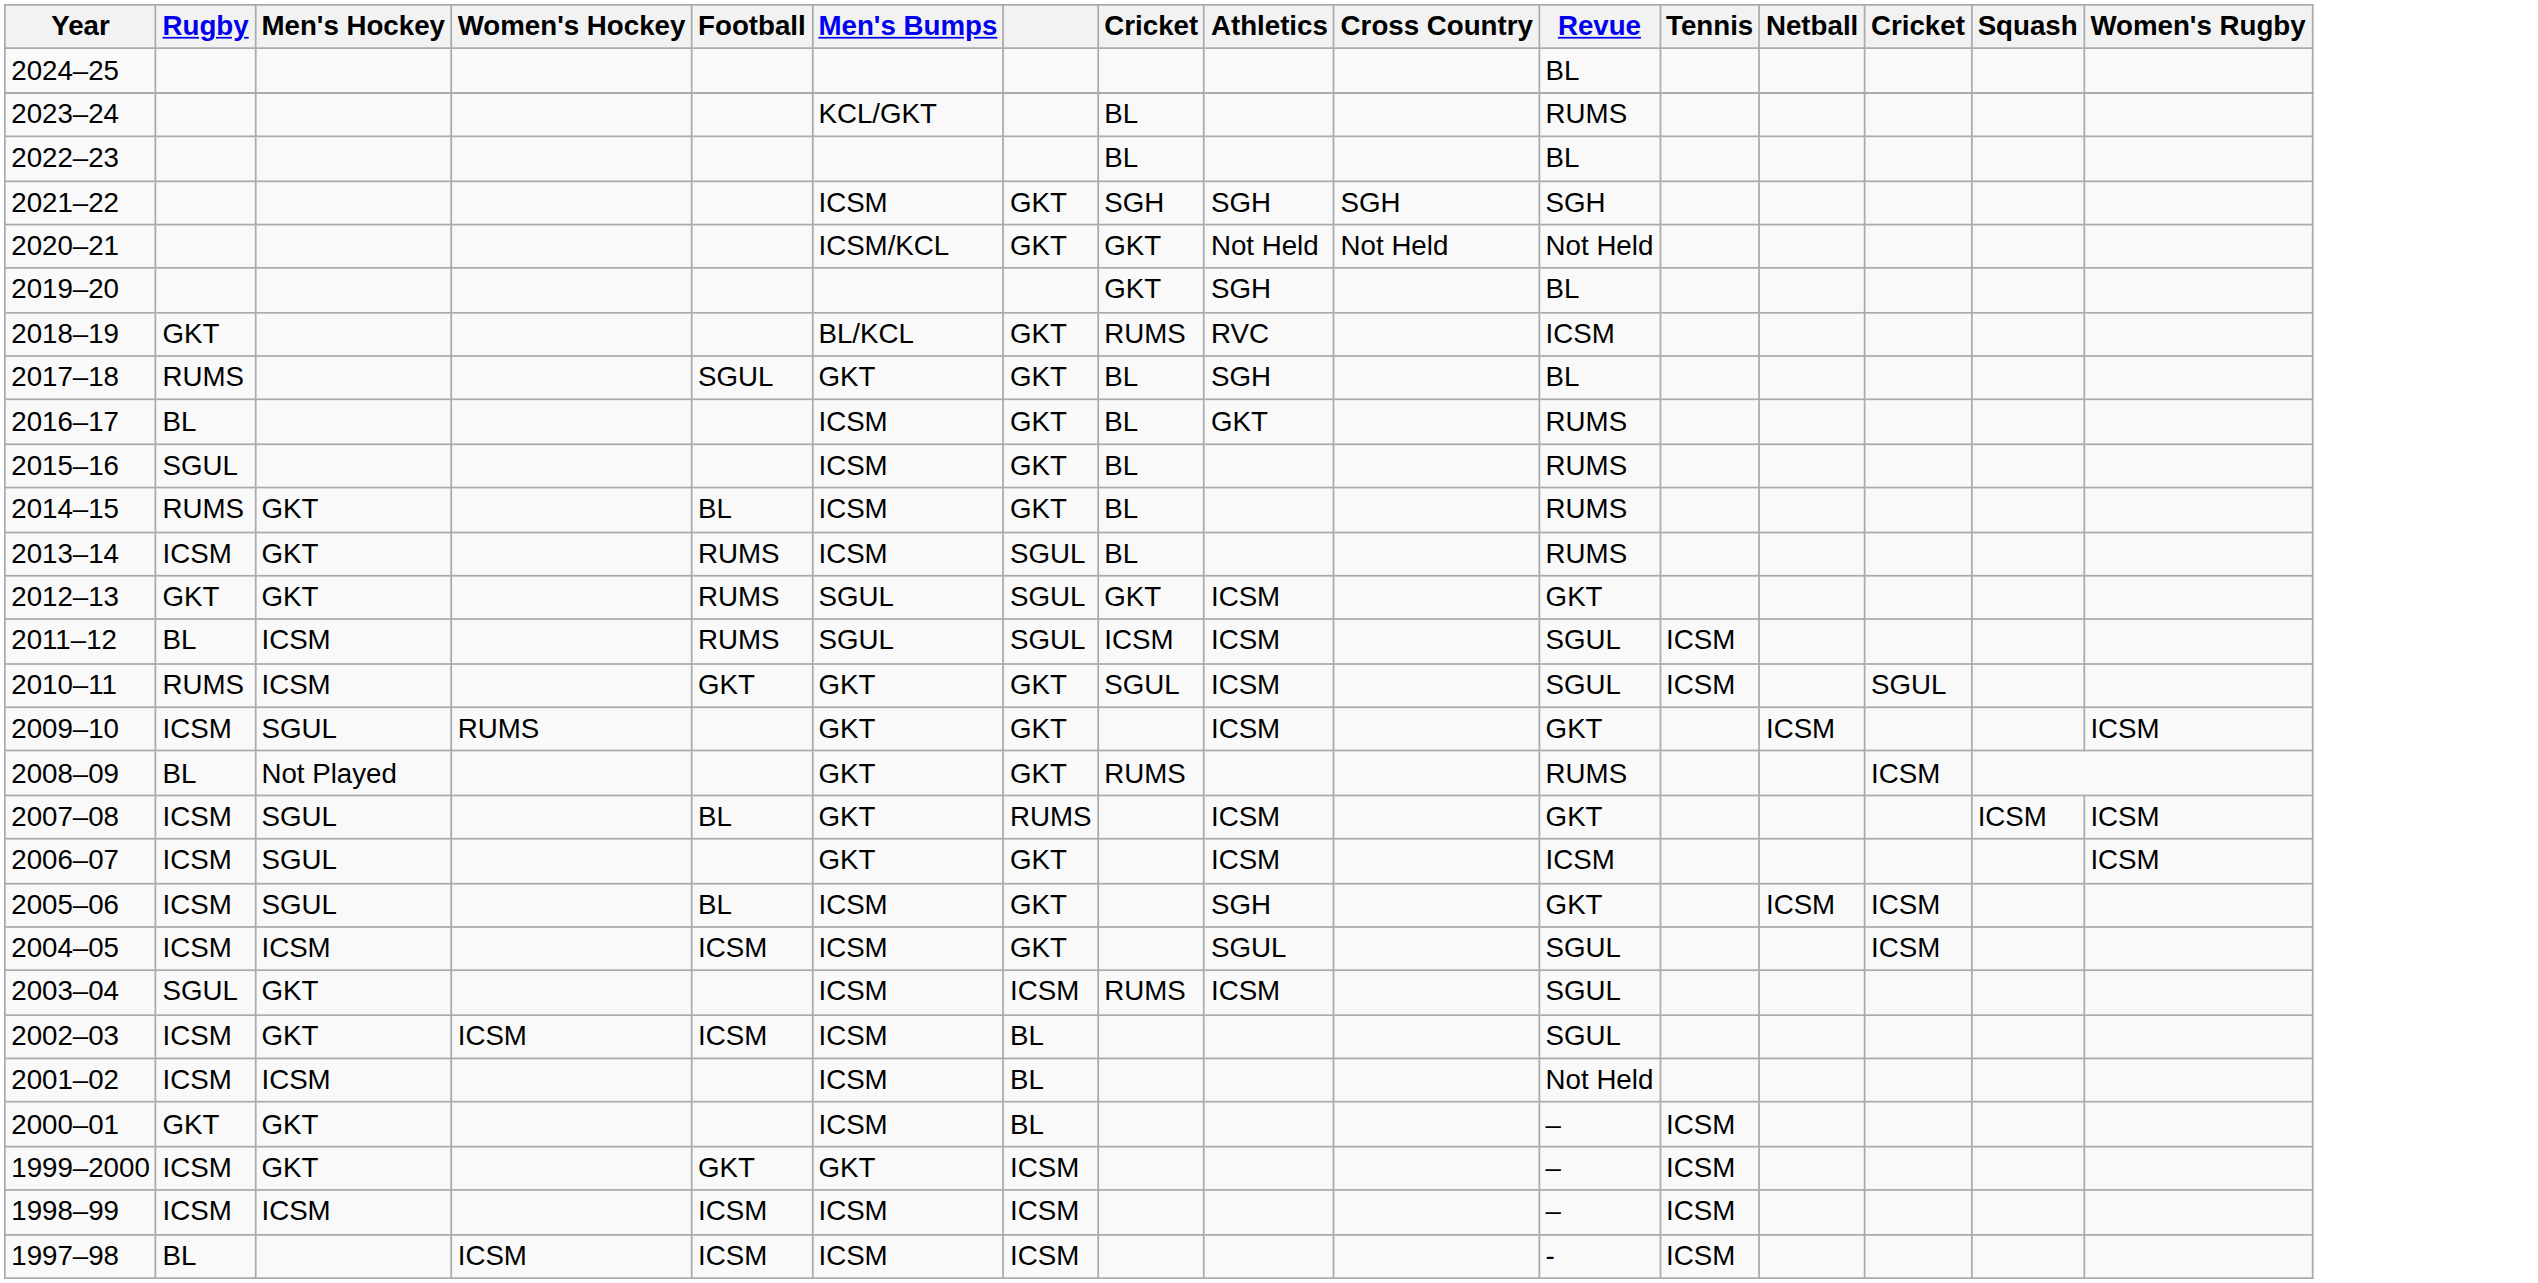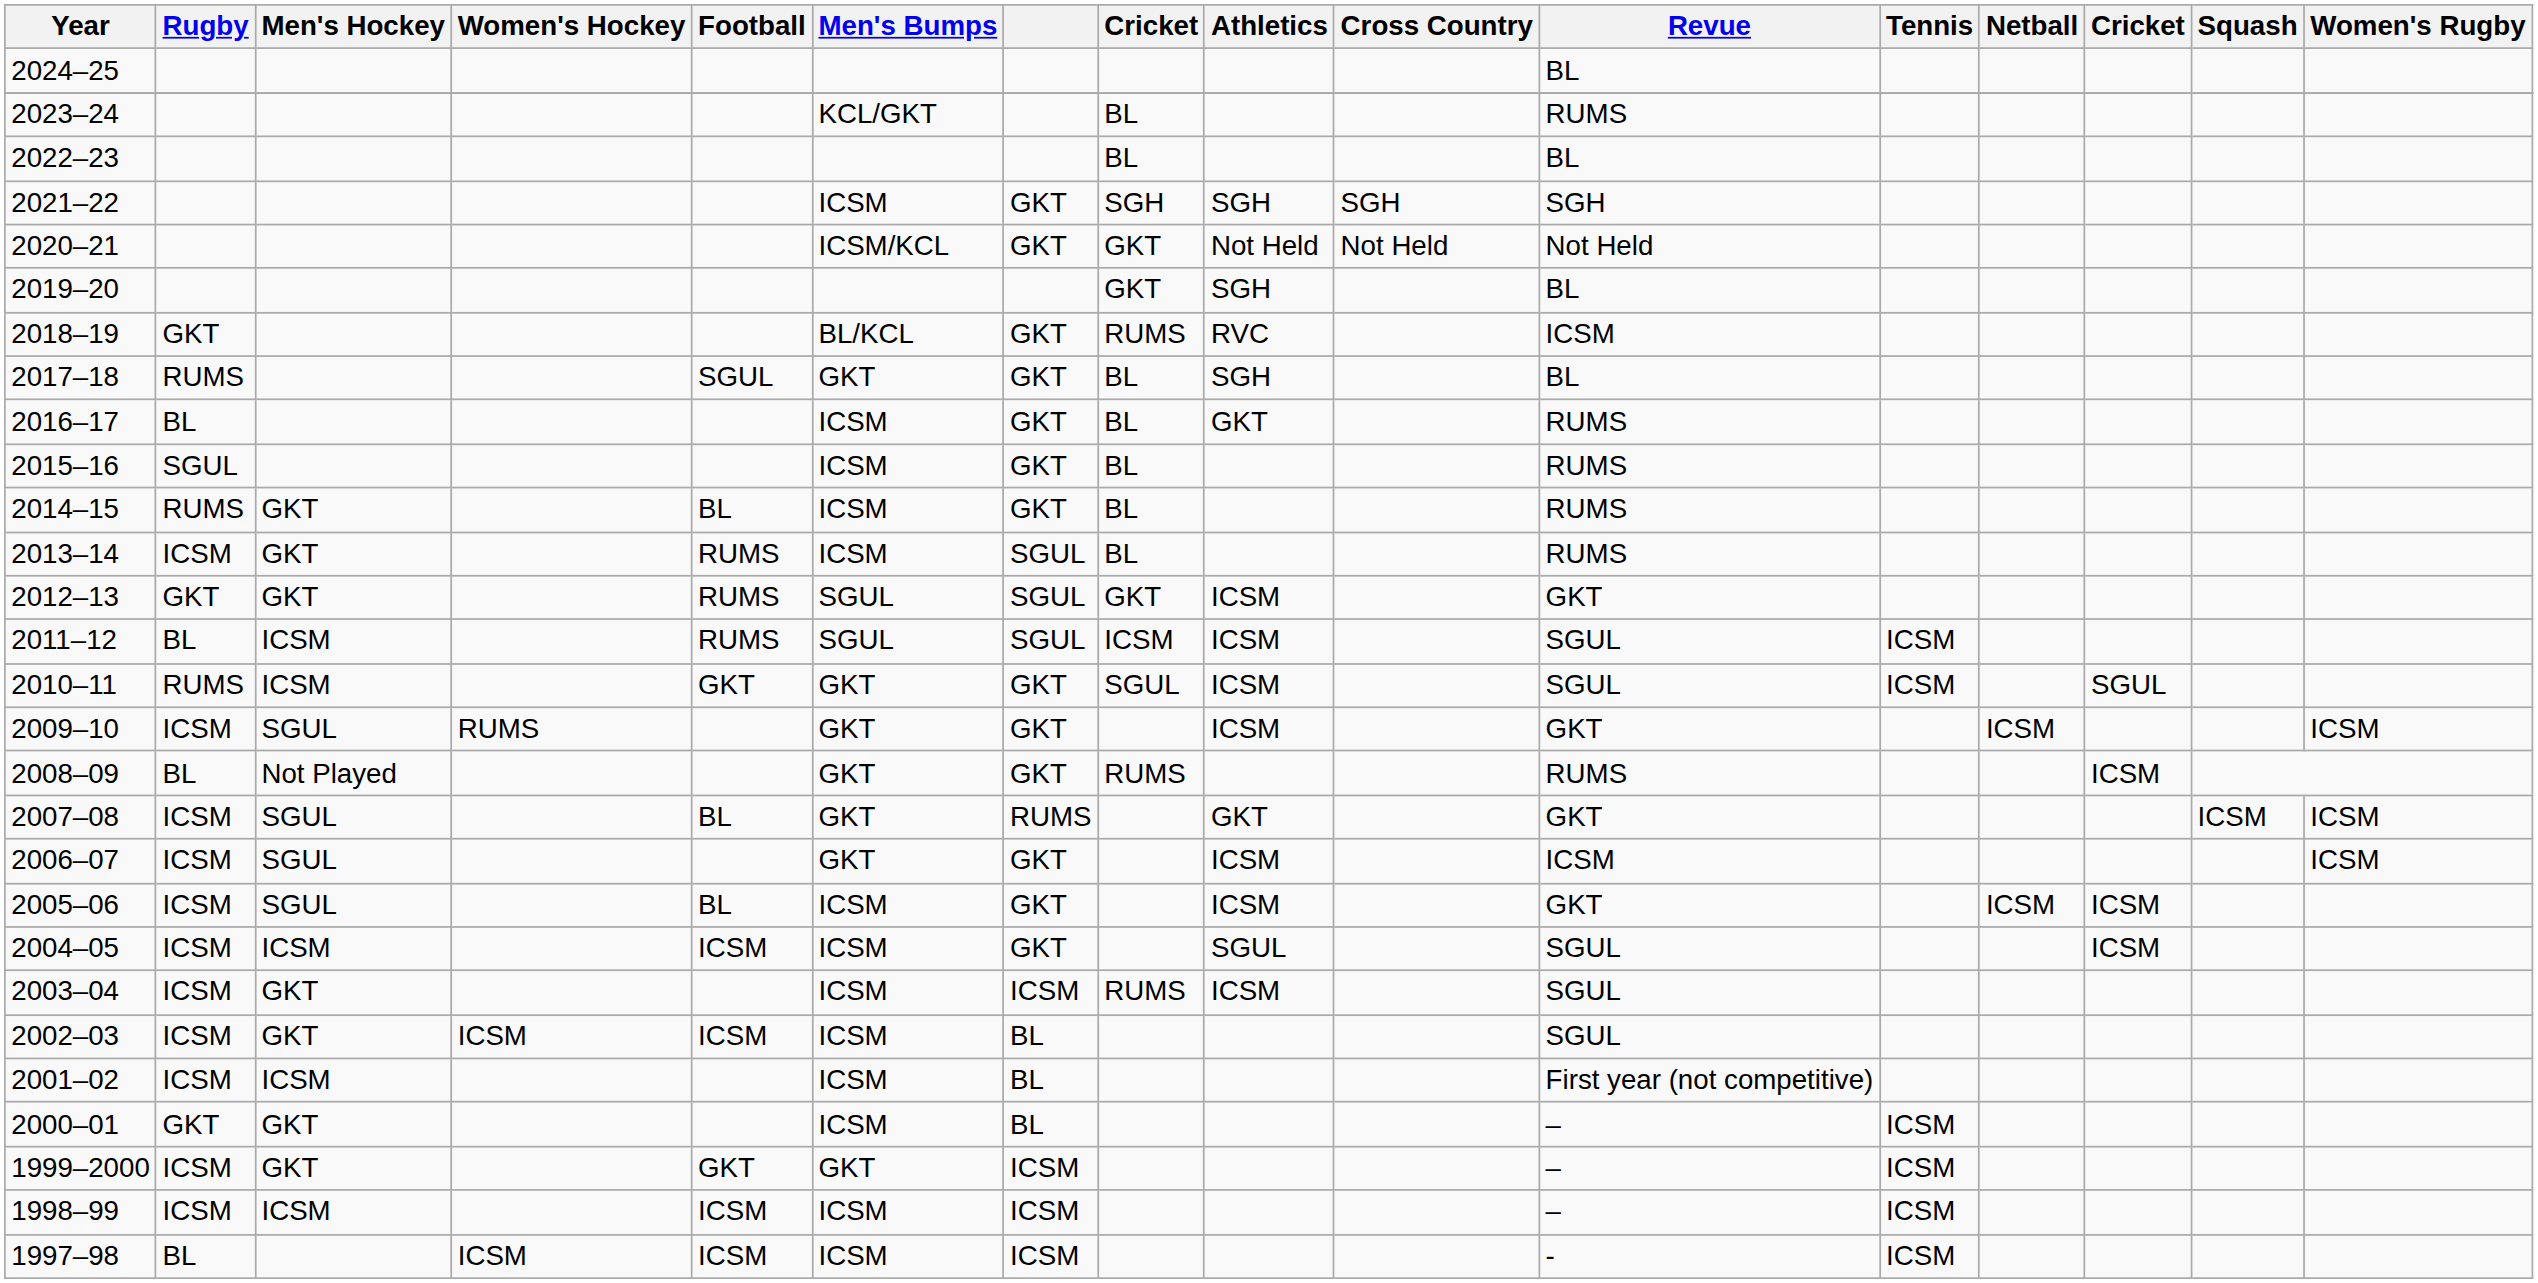(1246, 816) ICSM -> (1239, 816) GKT
(1241, 904) SGH -> (1246, 904) ICSM
(200, 992) SGUL -> (197, 992) ICSM
(1599, 1080) Not Held -> (1709, 1080) First year (not competitive)
